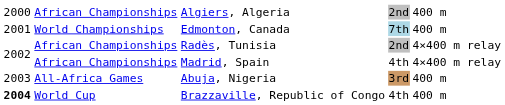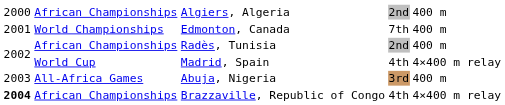(399, 29) lightblue background -> (399, 29) no background
(457, 45) 4×400 m relay -> (430, 45) 400 m
(106, 62) African Championships -> (65, 62) World Cup
(65, 95) World Cup -> (106, 95) African Championships
(430, 95) 400 m -> (457, 95) 4×400 m relay
